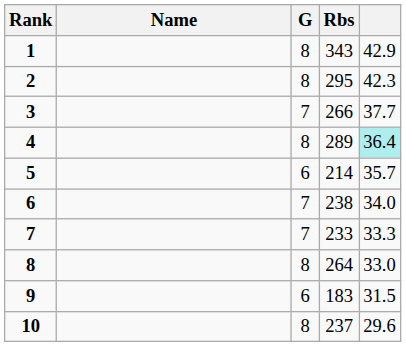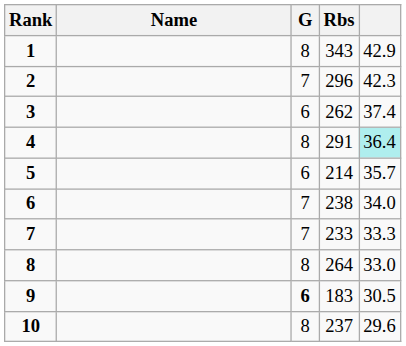(305, 81) 8 -> (305, 81) 7
(339, 81) 295 -> (339, 81) 296
(305, 112) 7 -> (305, 112) 6
(339, 112) 266 -> (339, 112) 262
(379, 112) 37.7 -> (379, 112) 37.4
(339, 142) 289 -> (339, 142) 291
(305, 295) normal -> (305, 295) bold
(379, 295) 31.5 -> (379, 295) 30.5
